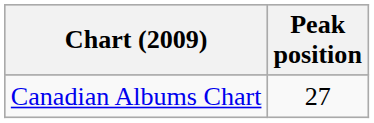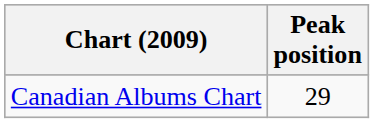(318, 95) 27 -> (318, 95) 29
